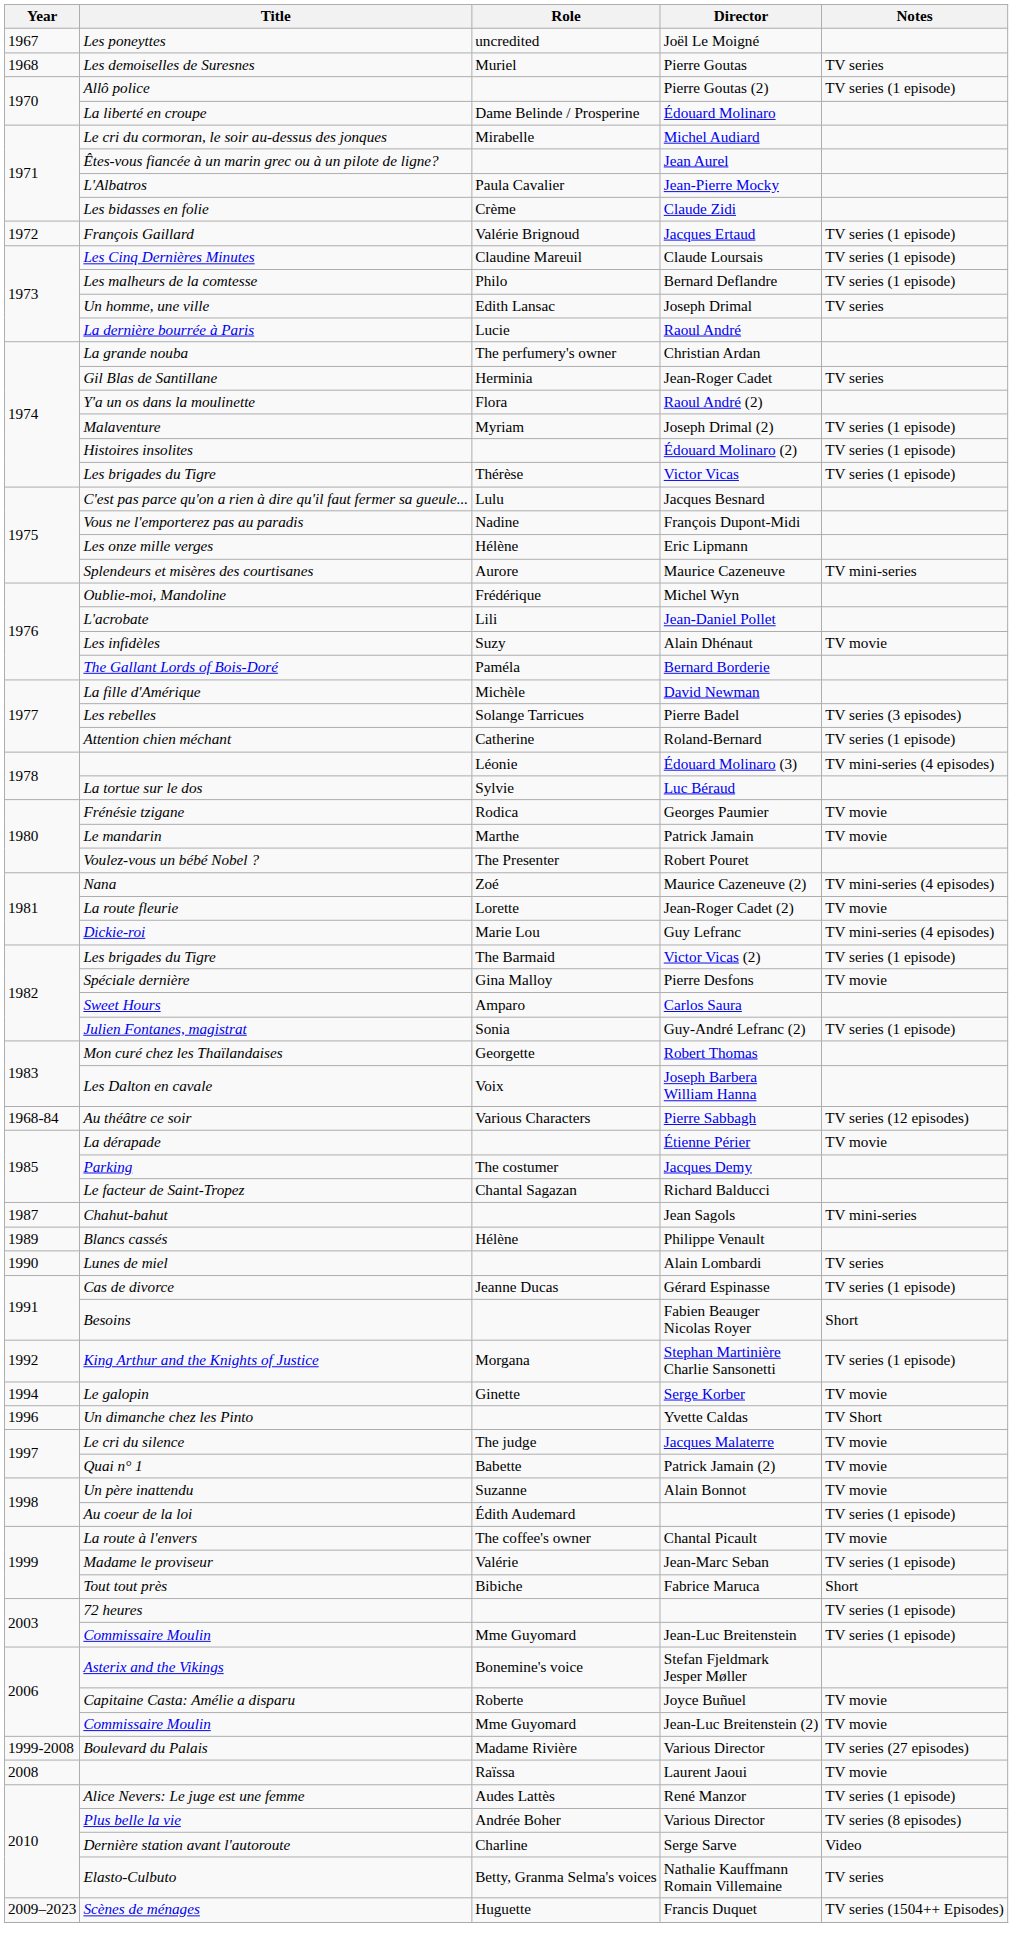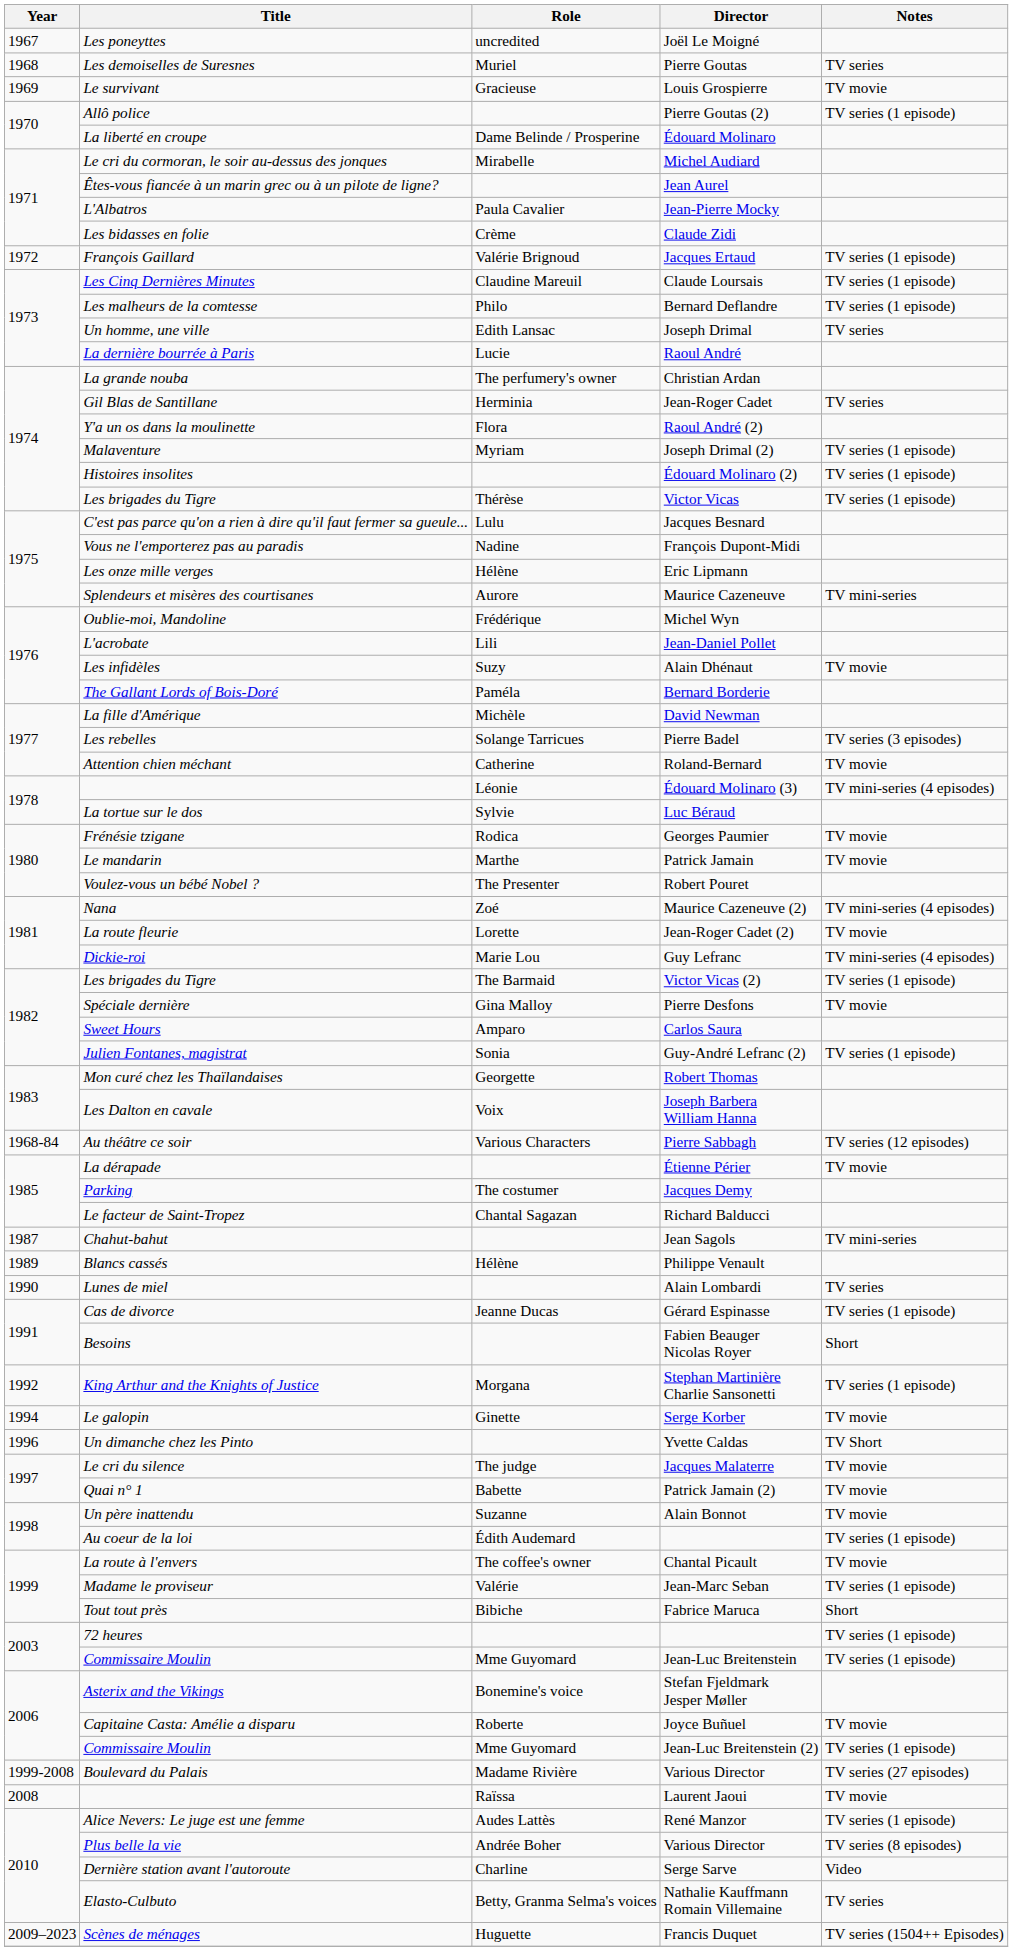+ row: (121, 88)
(890, 739) TV series (1 episode) -> (856, 763) TV movie
(856, 1724) TV movie -> (890, 1748) TV series (1 episode)
